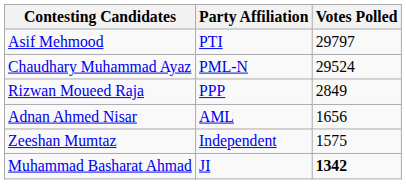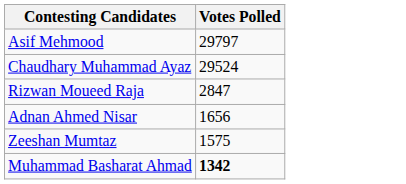- column: (254, 16)
(331, 91) 2849 -> (215, 91) 2847
